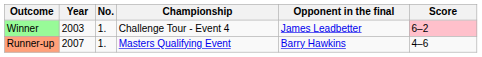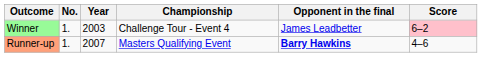columns swapped: (106, 12) <-> (77, 12)
(313, 44) normal -> (316, 44) bold
